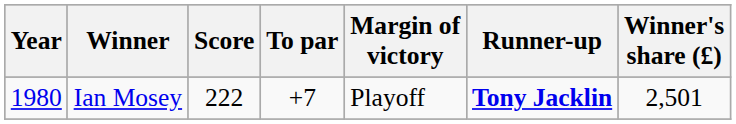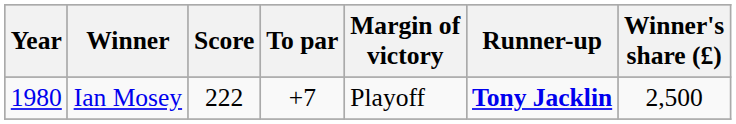(674, 98) 2,501 -> (674, 98) 2,500
